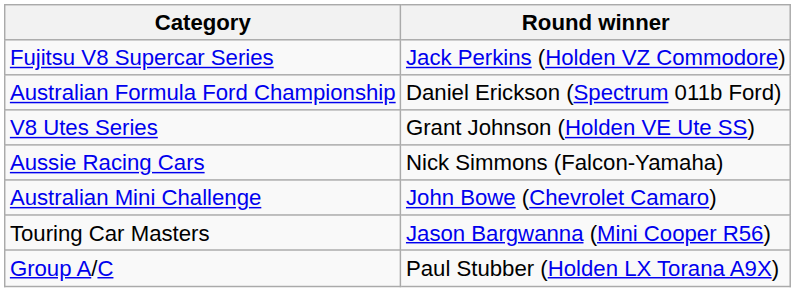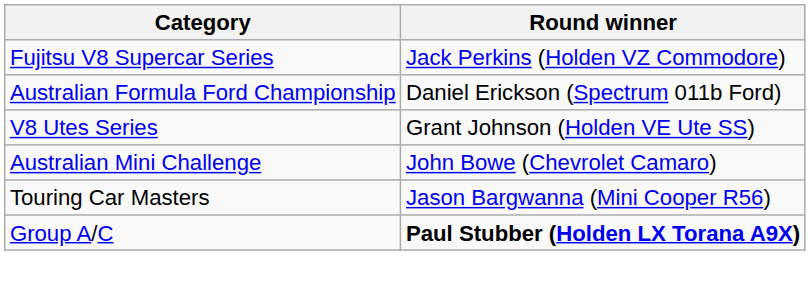- row: (107, 163)
(593, 268) normal -> (603, 233) bold
